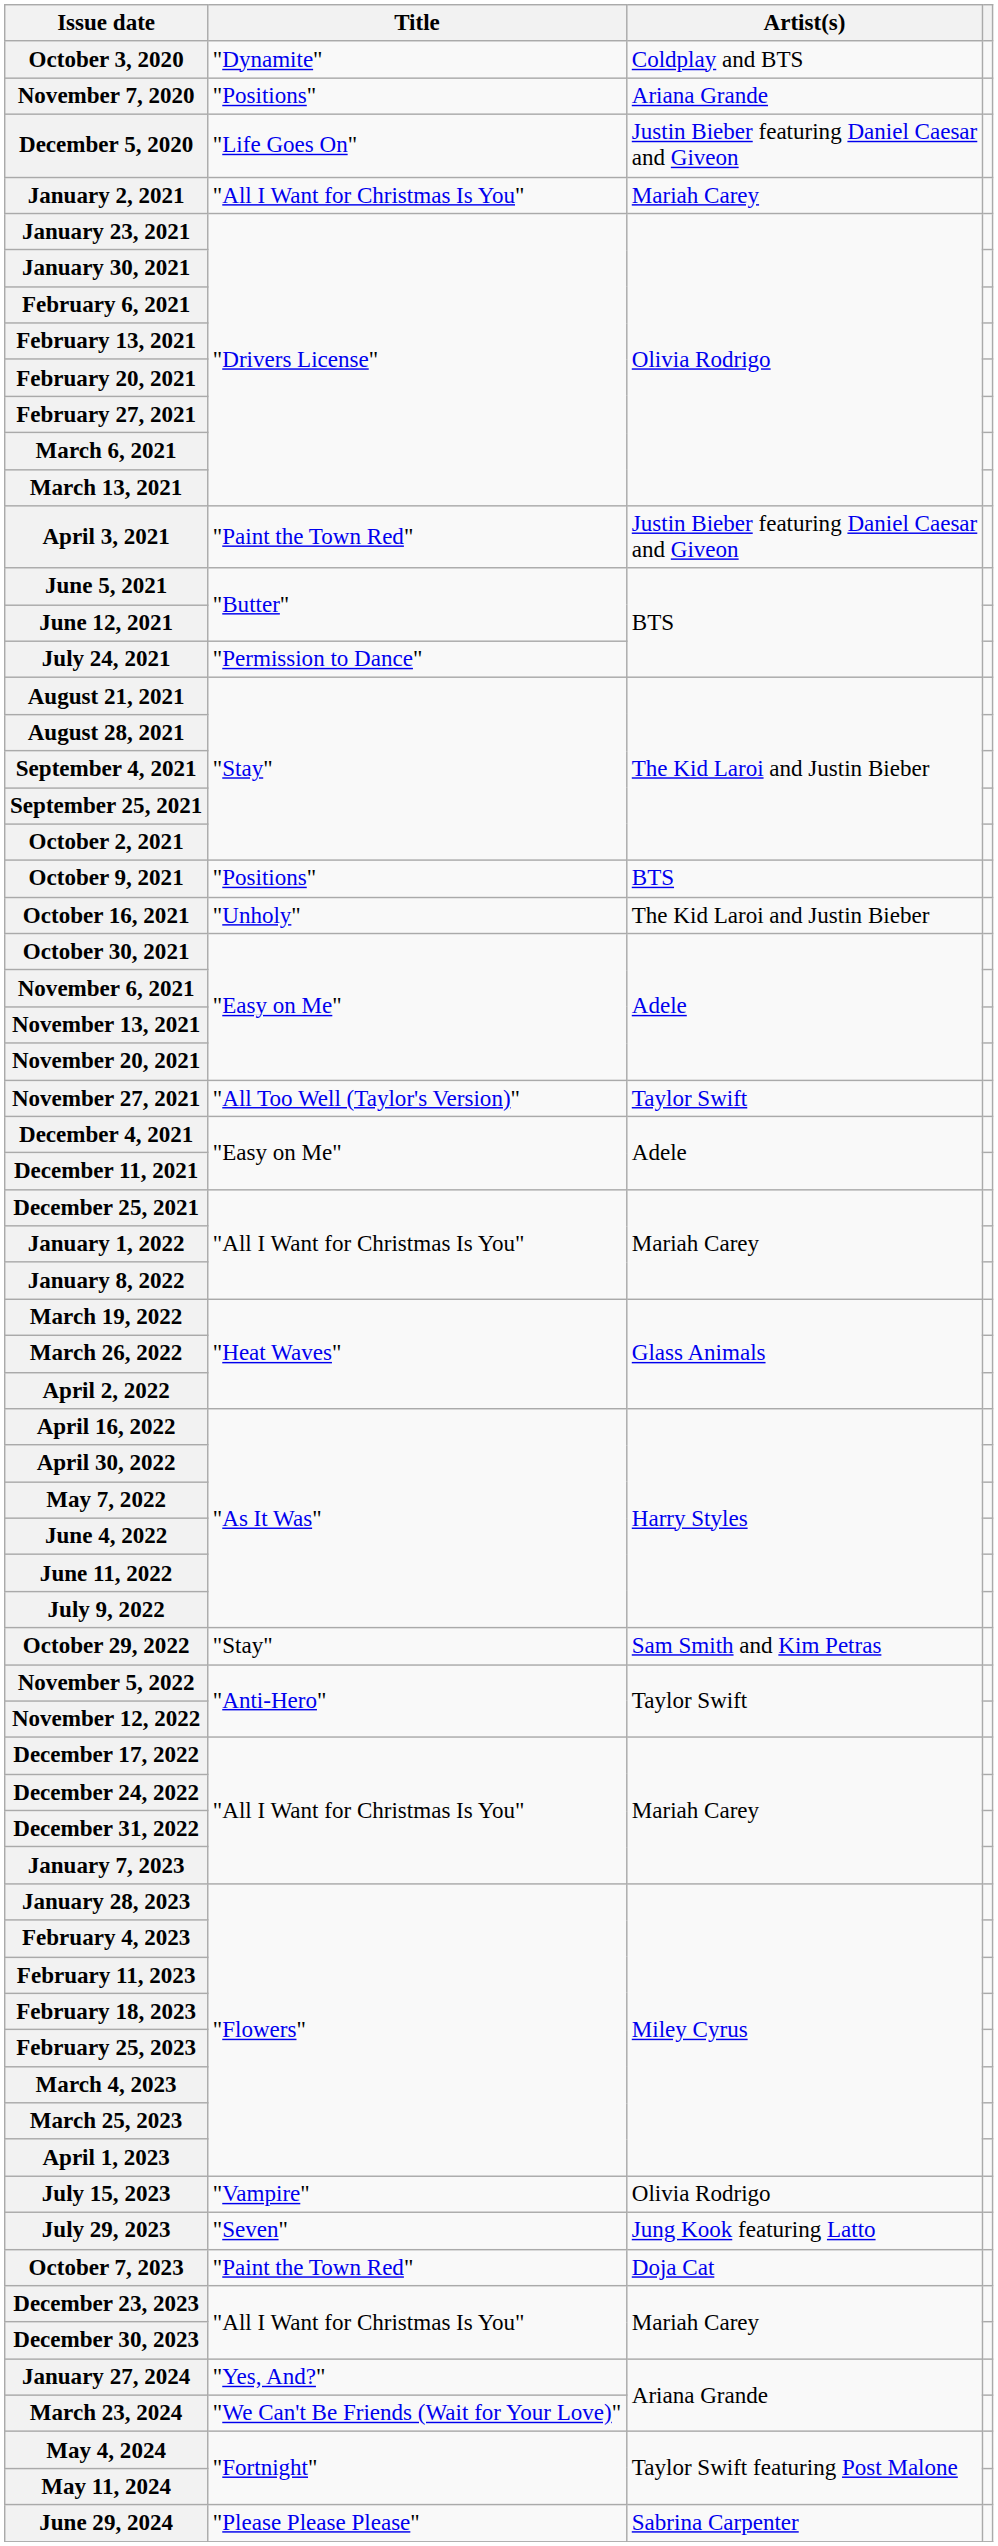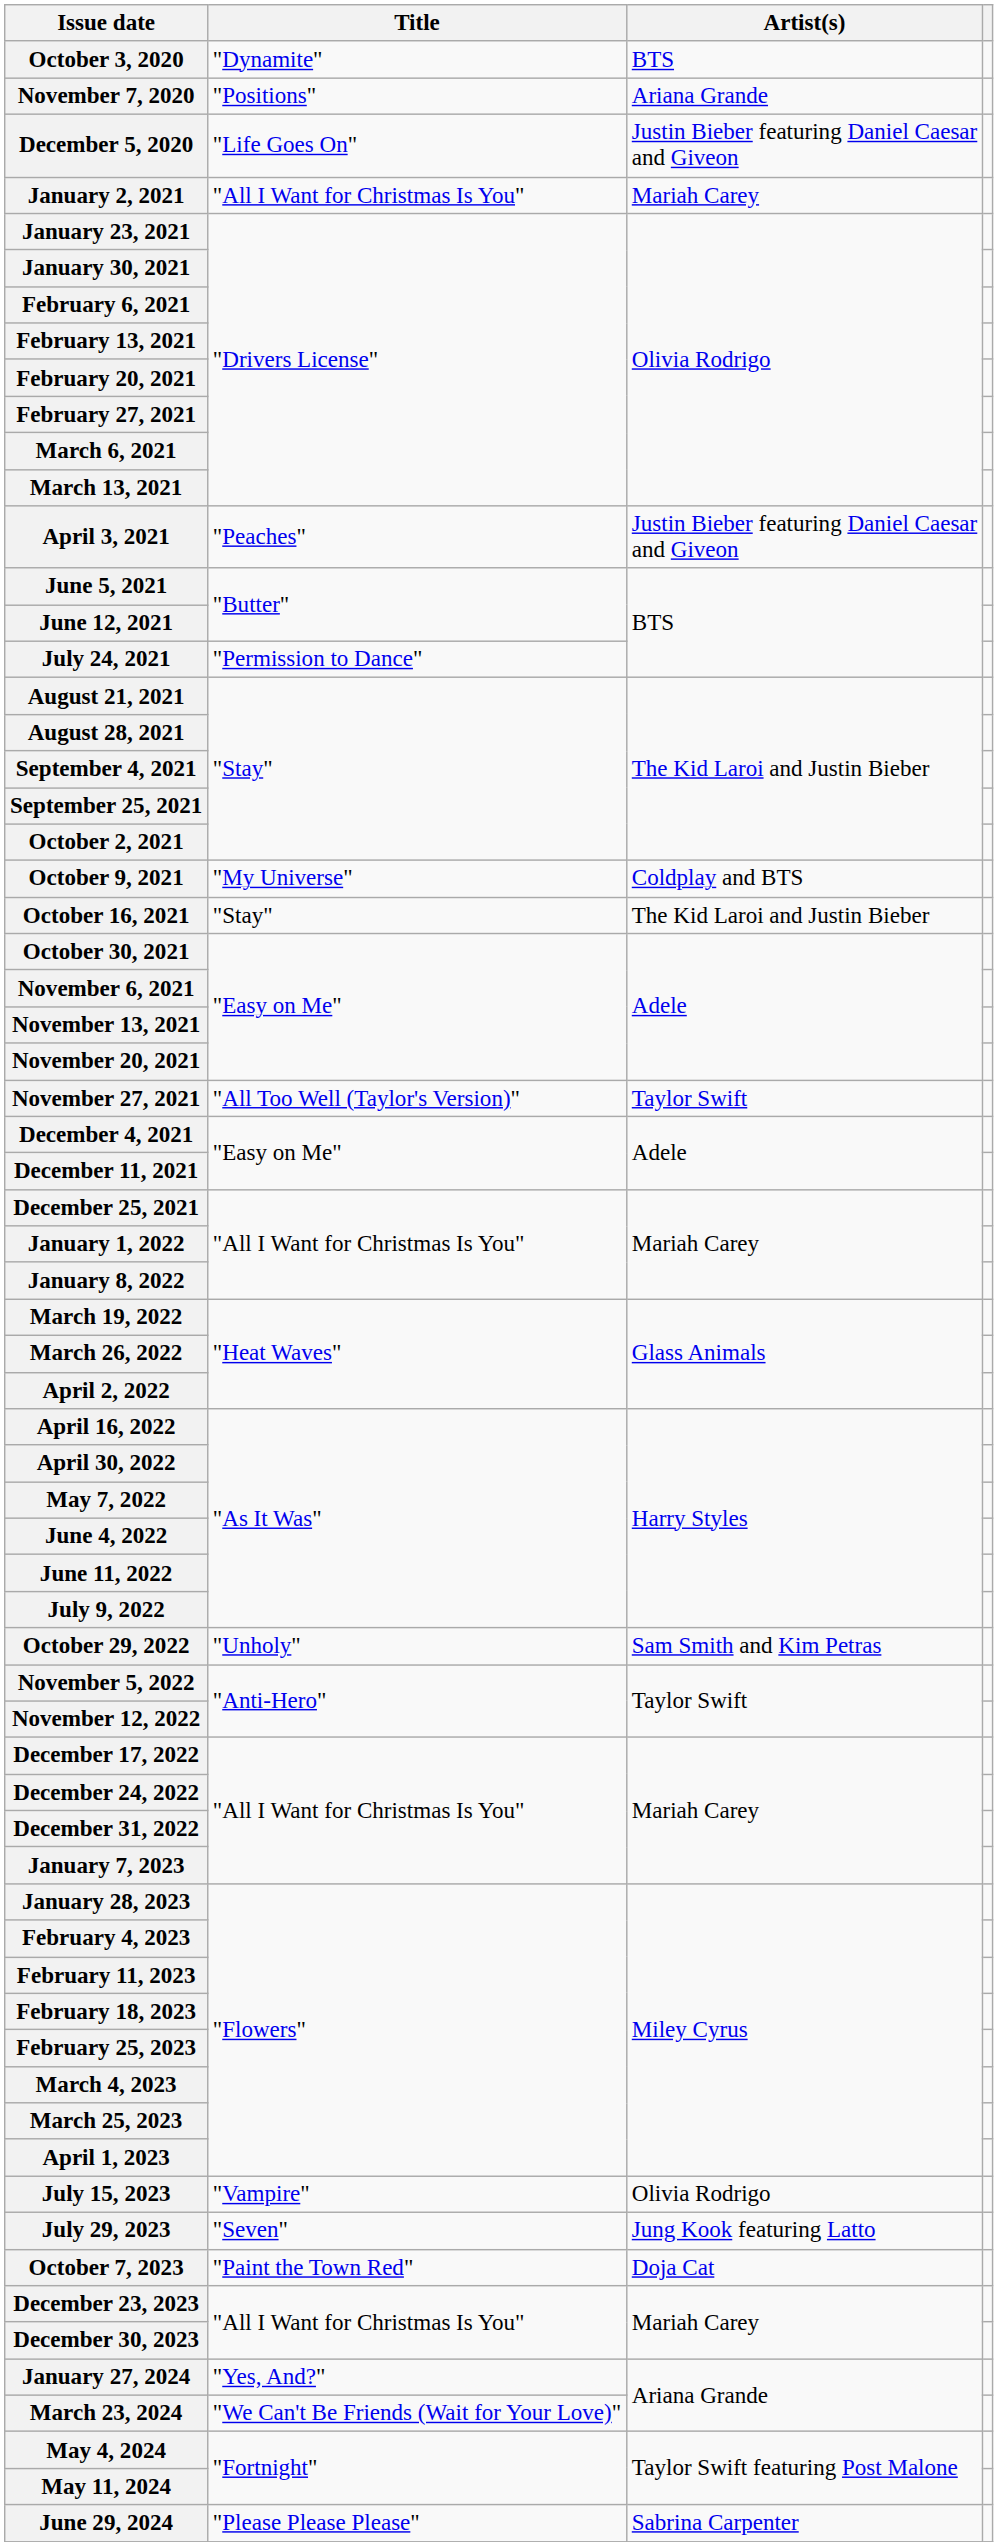(718, 59) Coldplay and BTS -> (653, 59) BTS
(313, 536) "Paint the Town Red" -> (259, 536) "Peaches"
(265, 878) "Positions" -> (283, 878) "My Universe"
(653, 878) BTS -> (718, 878) Coldplay and BTS
(257, 915) "Unholy" -> (243, 915) "Stay"
(243, 1645) "Stay" -> (257, 1645) "Unholy"
